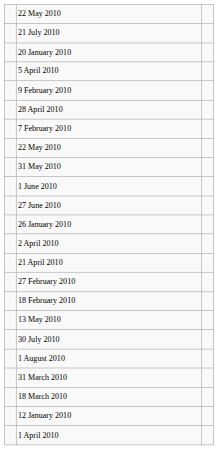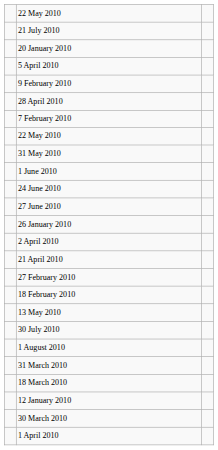+ row: (10, 189)
+ row: (10, 418)
